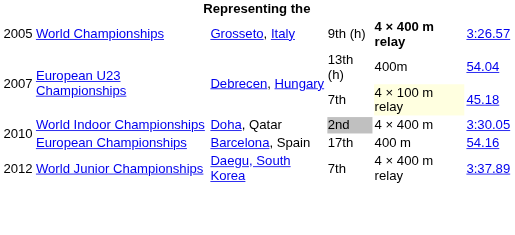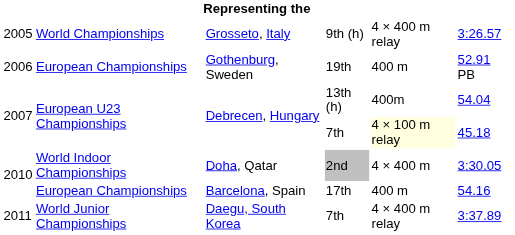(404, 34) bold -> (401, 34) normal
+ row: (242, 67)
(18, 168) 2012 -> (18, 216) 2011
